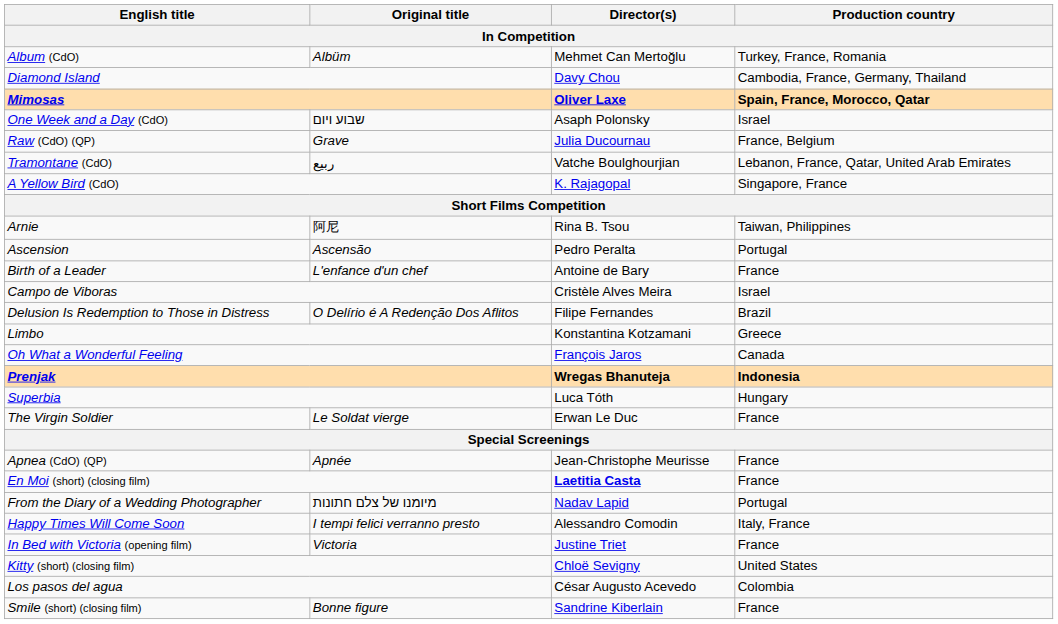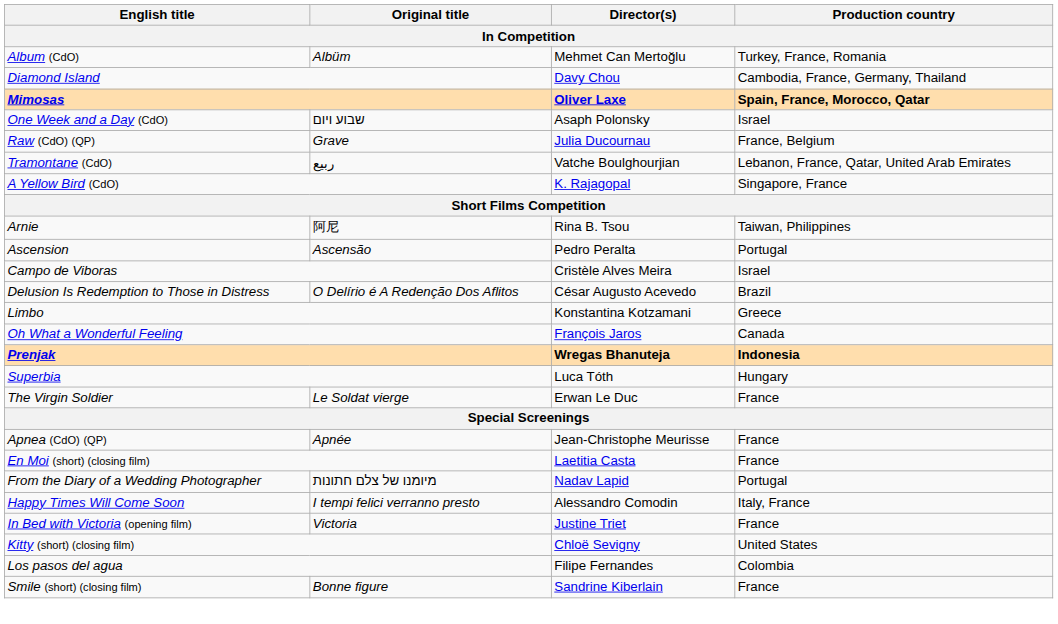- row: (57, 271)
(604, 313) Filipe Fernandes -> (625, 292) César Augusto Acevedo
(597, 481) bold -> (595, 460) normal
(625, 587) César Augusto Acevedo -> (604, 565) Filipe Fernandes
